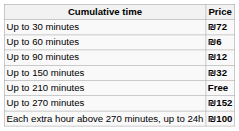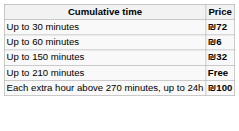- row: (43, 57)
- row: (45, 103)
